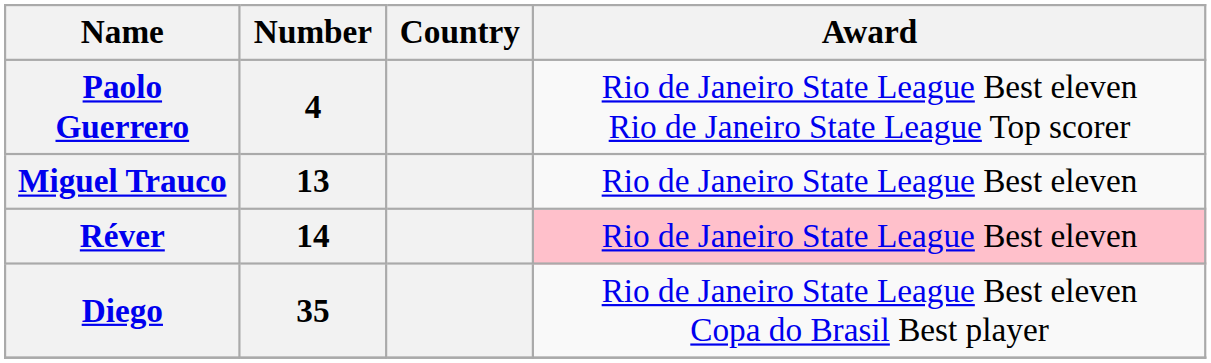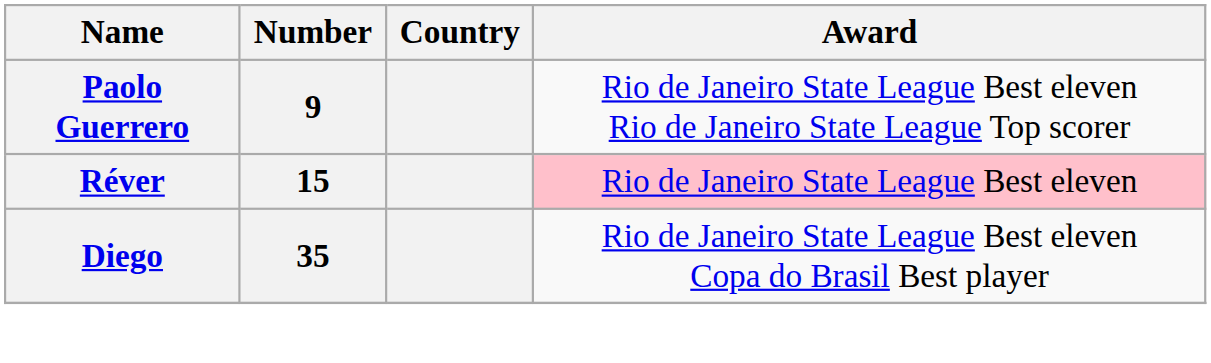(313, 106) 4 -> (313, 106) 9
- row: (122, 181)
(313, 236) 14 -> (313, 181) 15
